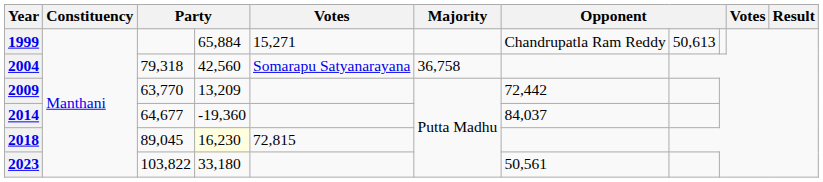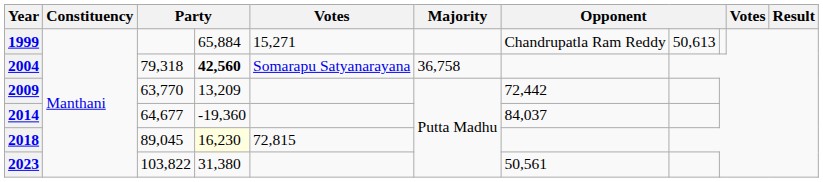(219, 66) normal -> (219, 66) bold
(219, 164) 33,180 -> (219, 164) 31,380
